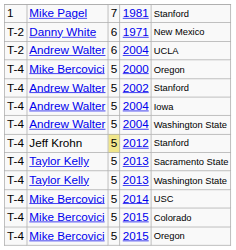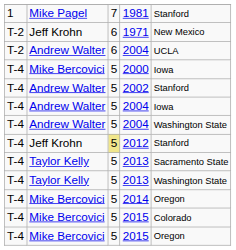(63, 32) Danny White -> (56, 32) Jeff Krohn
(169, 69) Oregon -> (164, 69) Iowa
(164, 199) USC -> (169, 199) Oregon
